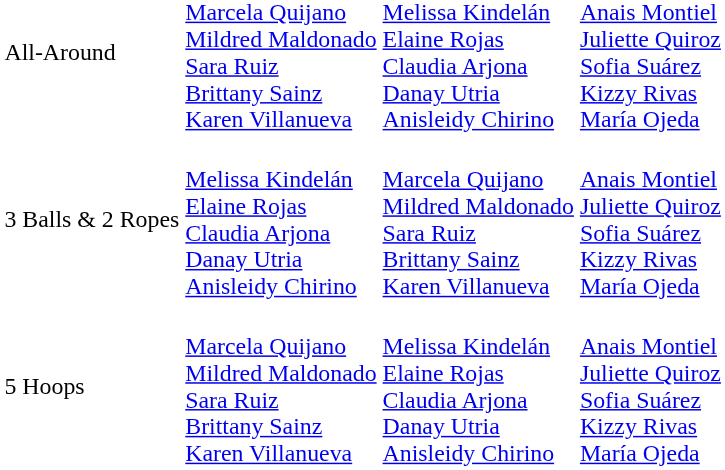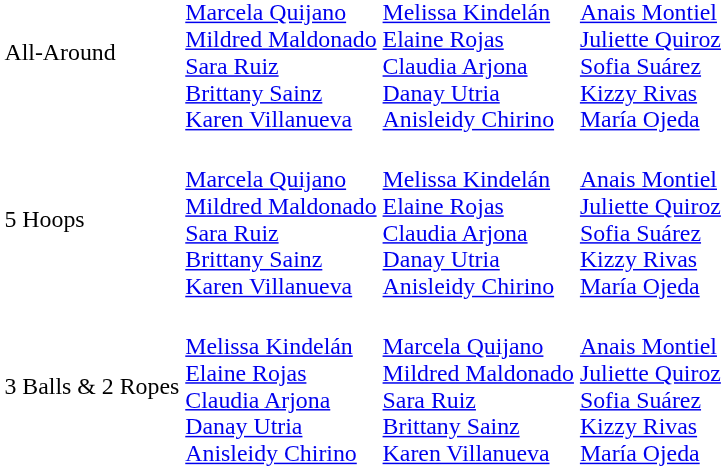rows swapped: (45, 386) <-> (92, 219)
